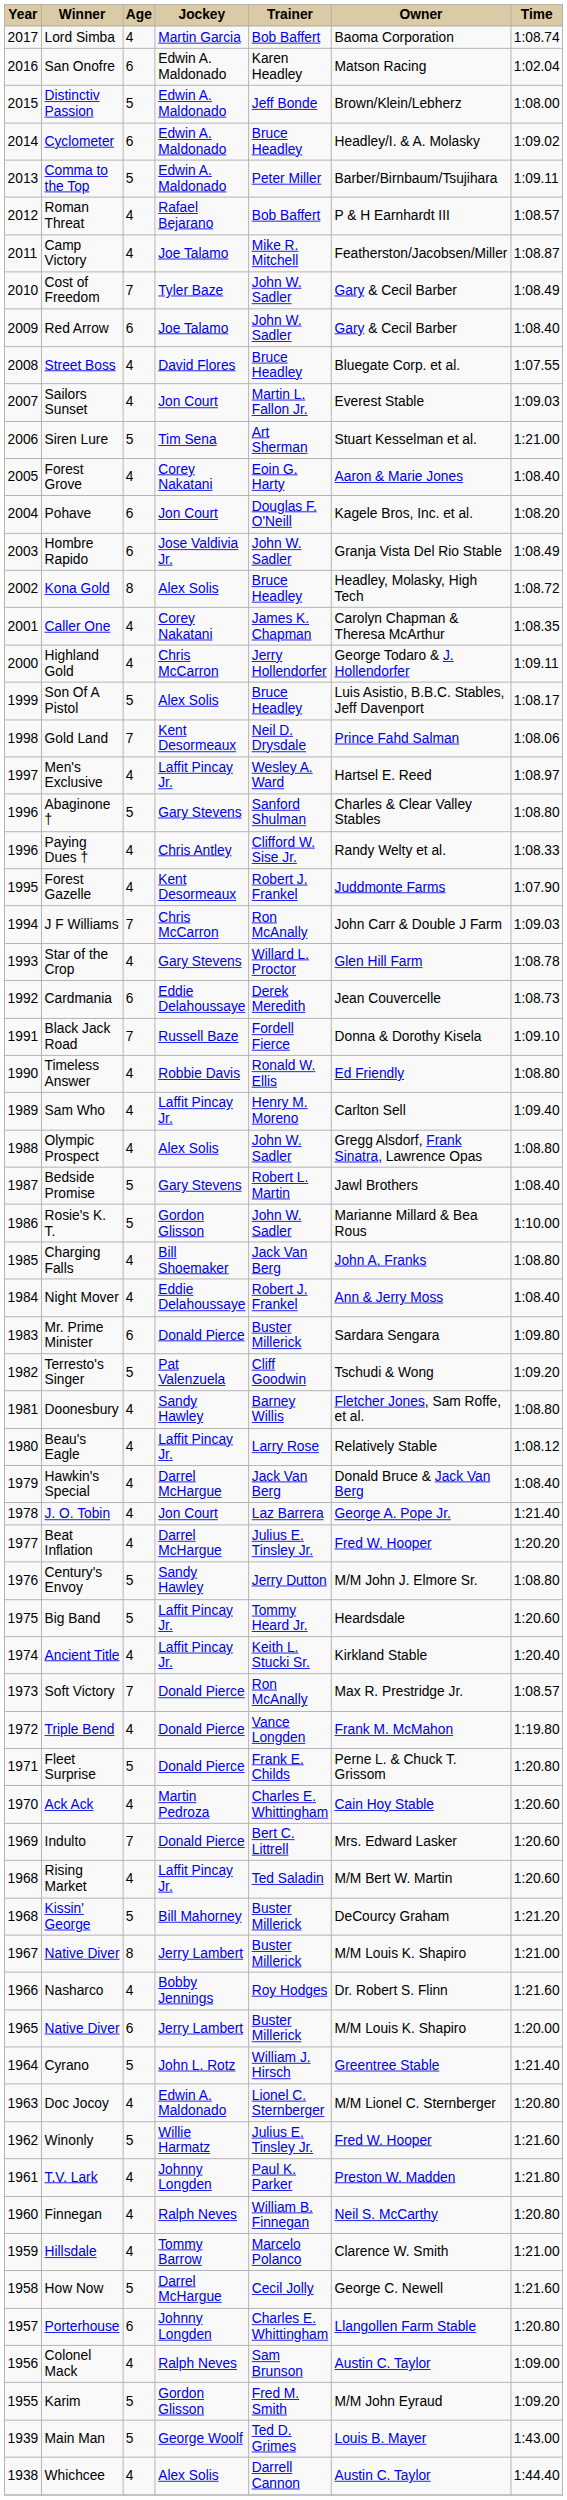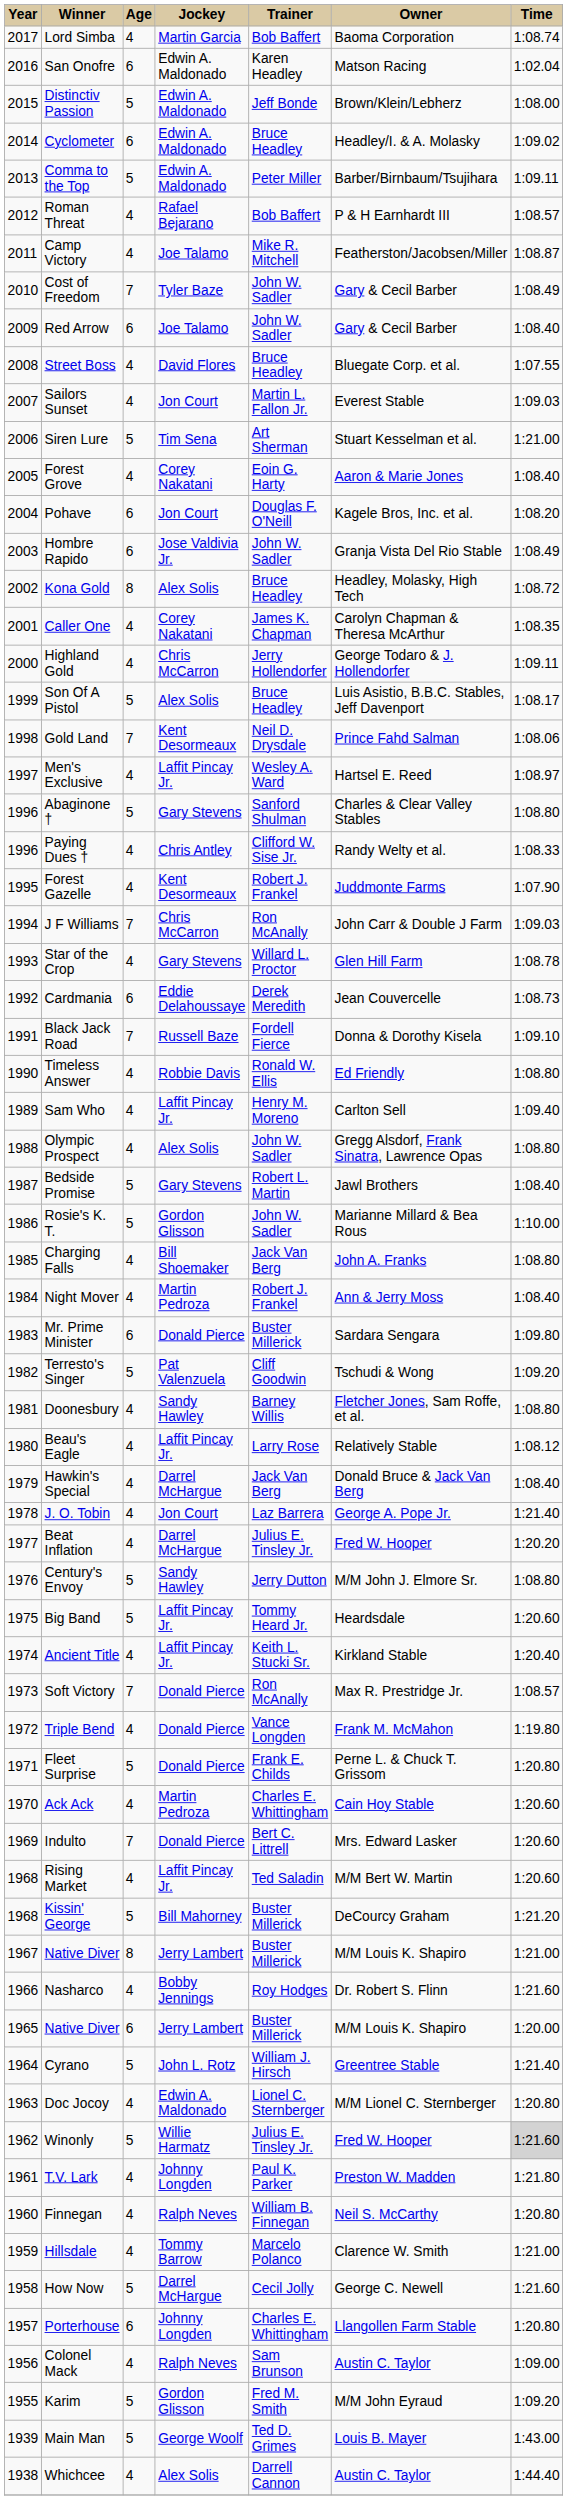(202, 1297) Eddie Delahoussaye -> (184, 1297) Martin Pedroza
(537, 2140) no background -> (537, 2140) lightgrey background
